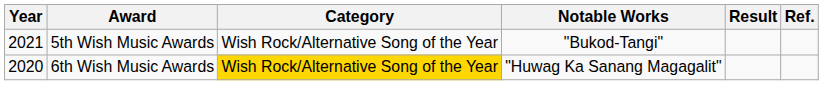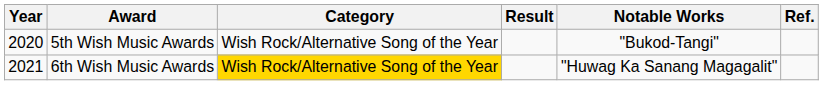columns swapped: (613, 17) <-> (753, 17)
(26, 42) 2021 -> (26, 42) 2020
(26, 67) 2020 -> (26, 67) 2021
